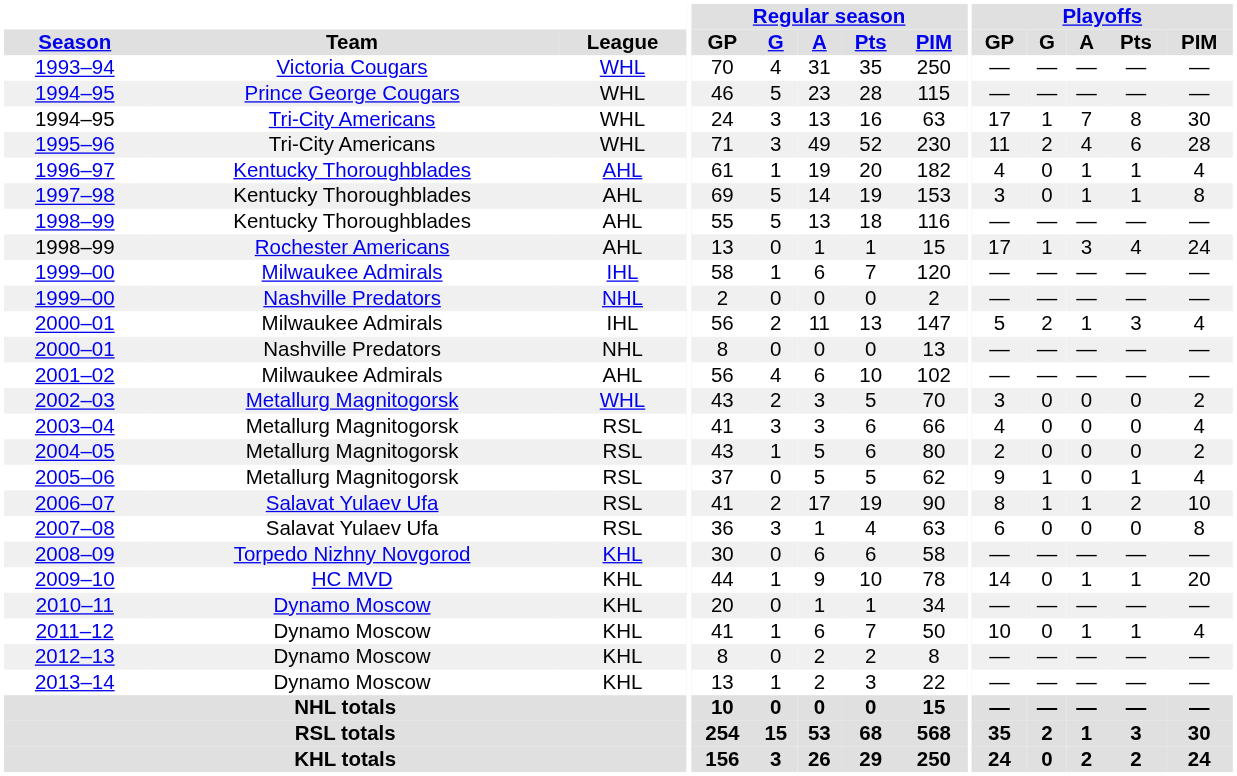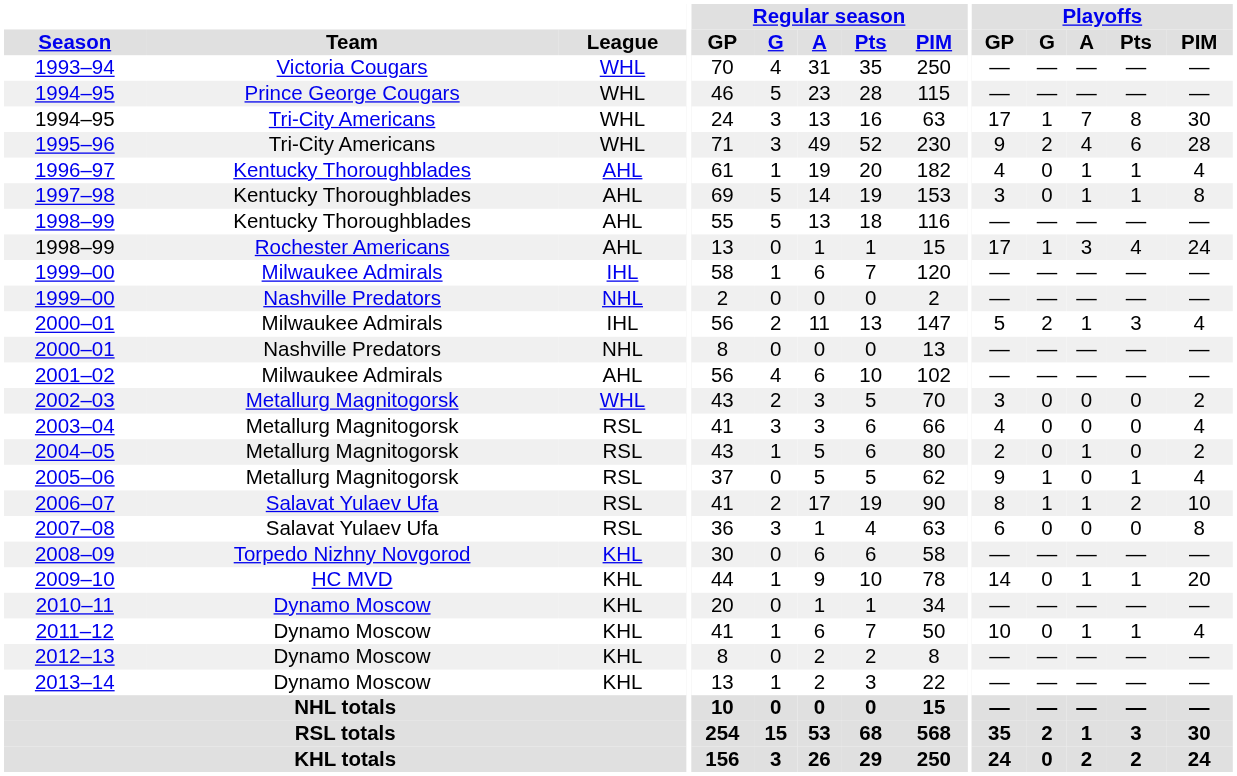(999, 144) 11 -> (999, 144) 9
(1087, 451) 0 -> (1087, 451) 1
